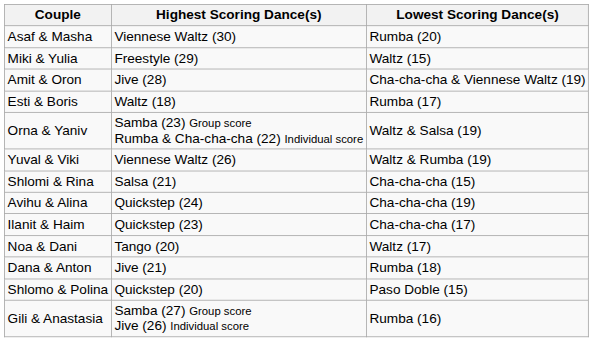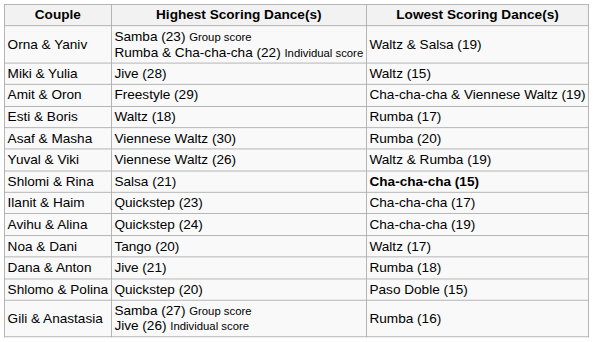rows swapped: (50, 36) <-> (47, 130)
(156, 58) Freestyle (29) -> (140, 73) Jive (28)
(140, 79) Jive (28) -> (156, 95) Freestyle (29)
(422, 181) normal -> (424, 181) bold
rows swapped: (46, 224) <-> (48, 203)
